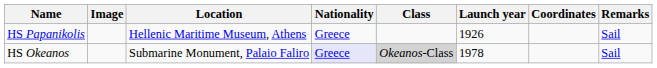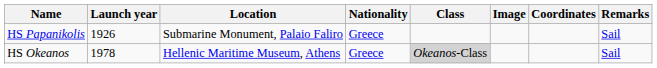columns swapped: (107, 14) <-> (492, 14)
(218, 33) Hellenic Maritime Museum, Athens -> (253, 33) Submarine Monument, Palaio Faliro
(219, 53) Submarine Monument, Palaio Faliro -> (252, 53) Hellenic Maritime Museum, Athens
(332, 53) lavender background -> (366, 53) no background
